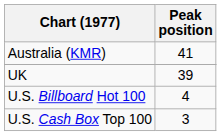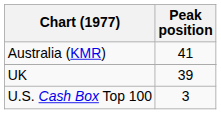- row: (77, 97)
